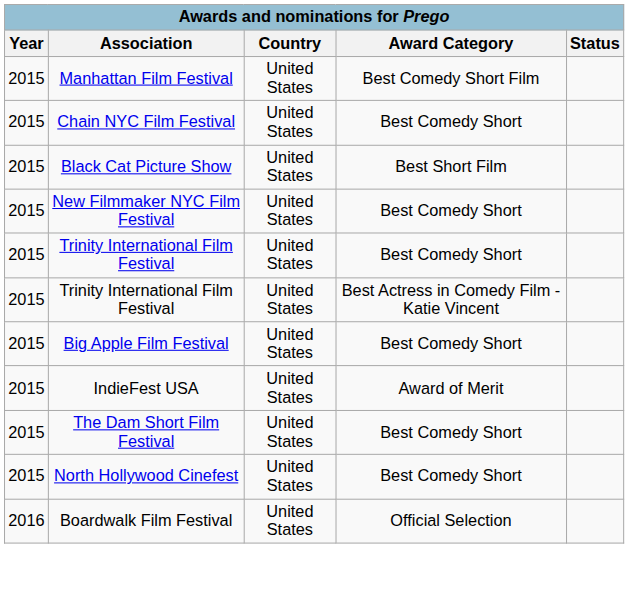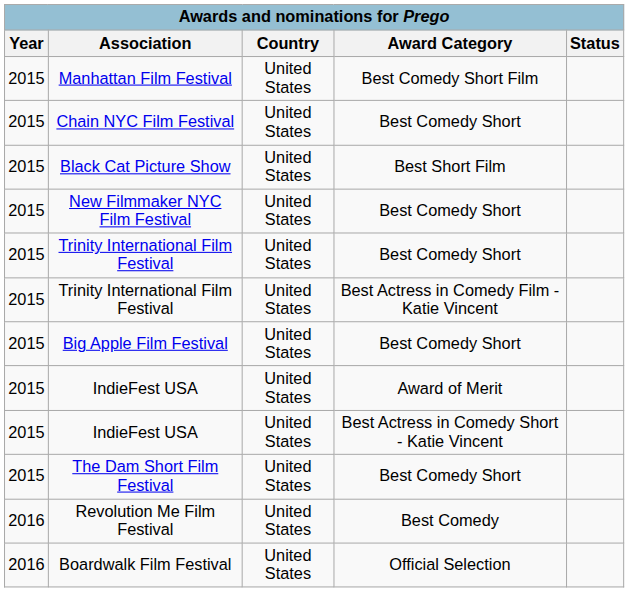+ row: (145, 432)
- row: (146, 476)
+ row: (145, 520)
